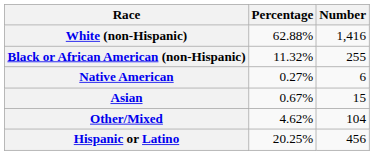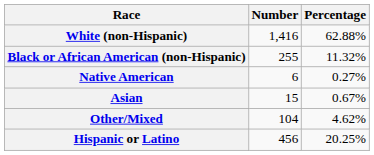columns swapped: (343, 14) <-> (282, 14)
